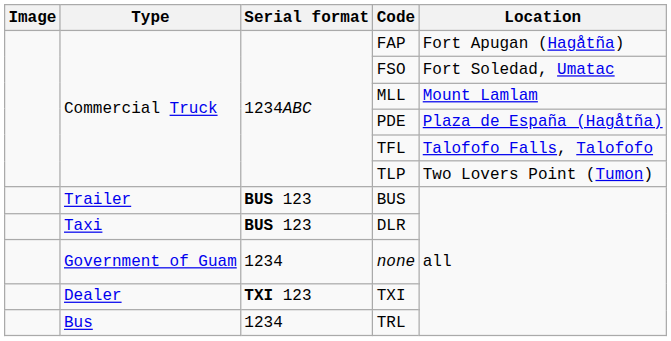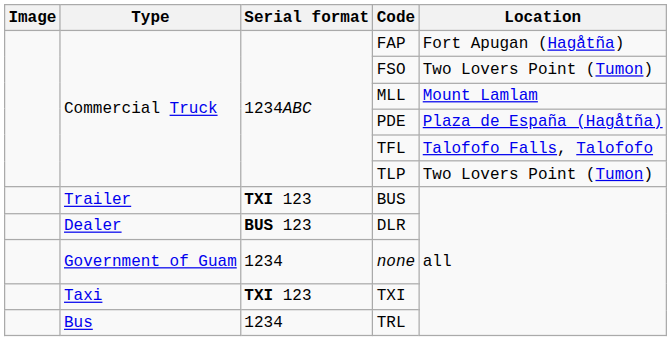(519, 70) Fort Soledad, Umatac -> (538, 70) Two Lovers Point (Tumon)
(278, 200) BUS 123 -> (278, 200) TXI 123
(83, 226) Taxi -> (93, 226) Dealer
(93, 297) Dealer -> (83, 297) Taxi
